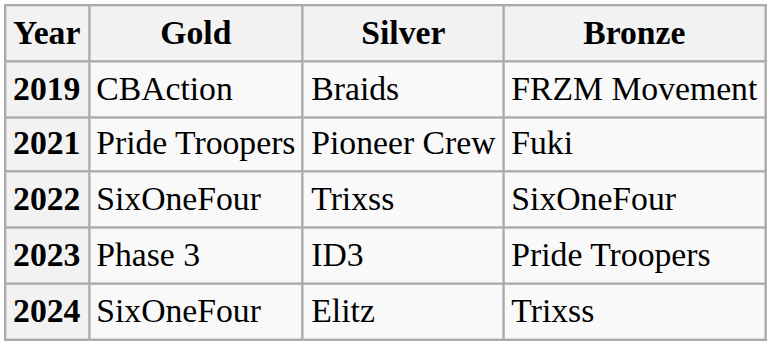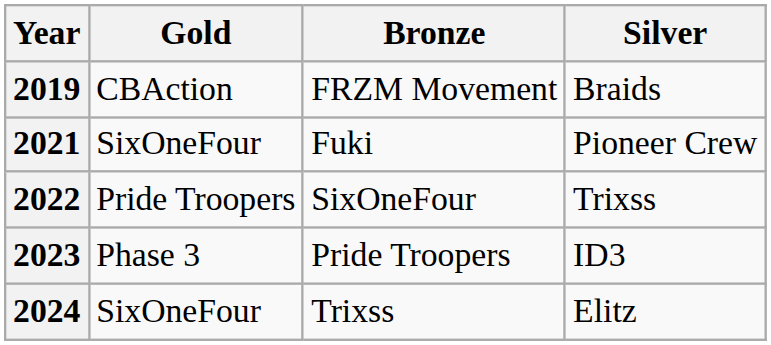columns swapped: (403, 32) <-> (634, 32)
(196, 143) Pride Troopers -> (179, 143) SixOneFour
(179, 199) SixOneFour -> (196, 199) Pride Troopers
